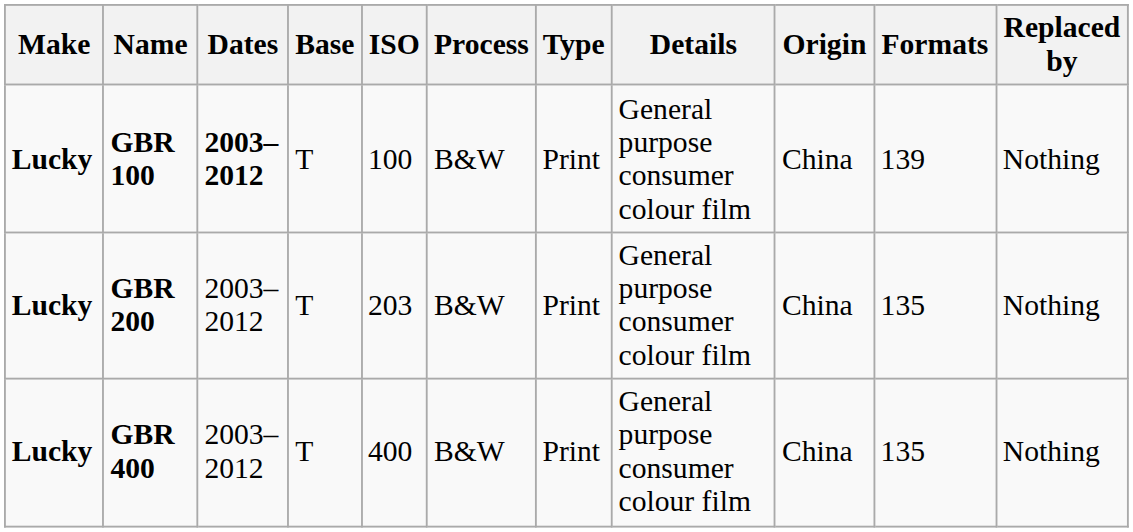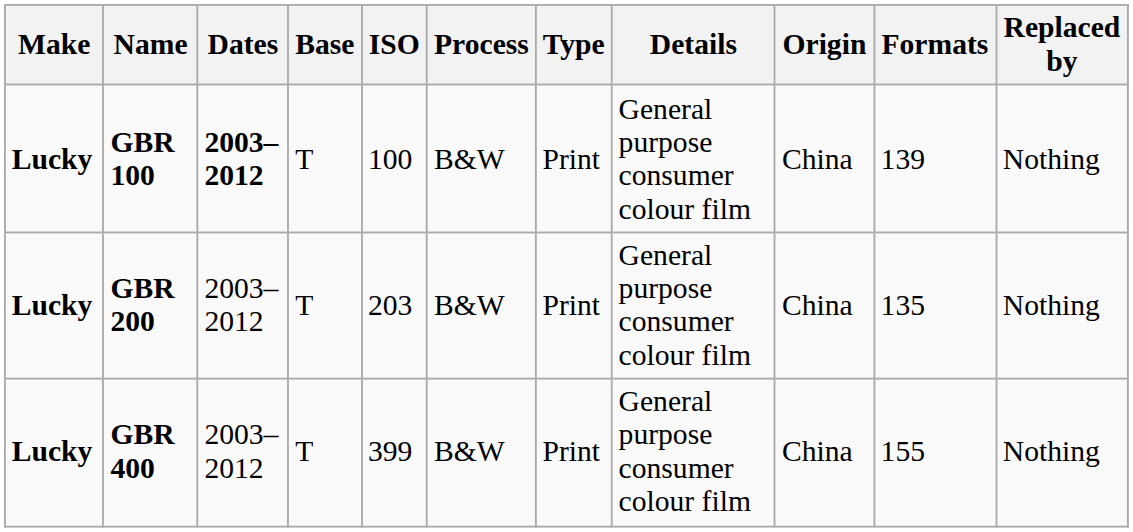(390, 451) 400 -> (390, 451) 399
(903, 451) 135 -> (903, 451) 155
